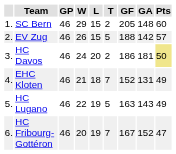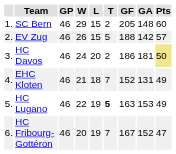(107, 103) normal -> (107, 103) bold
(146, 103) 143 -> (146, 103) 153
